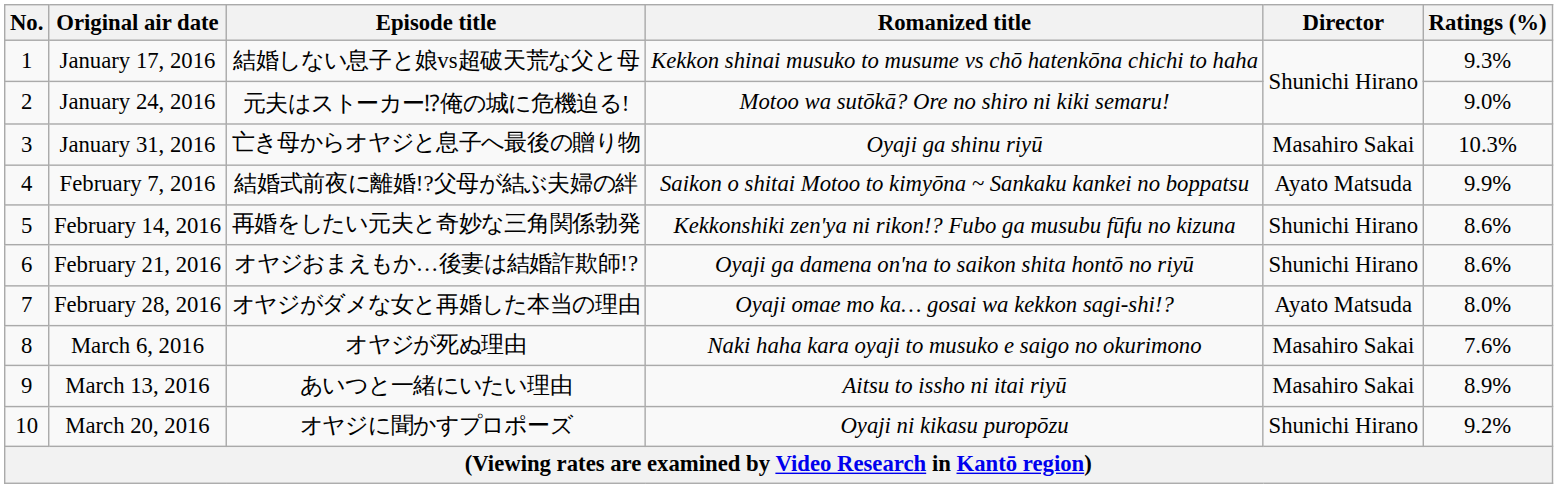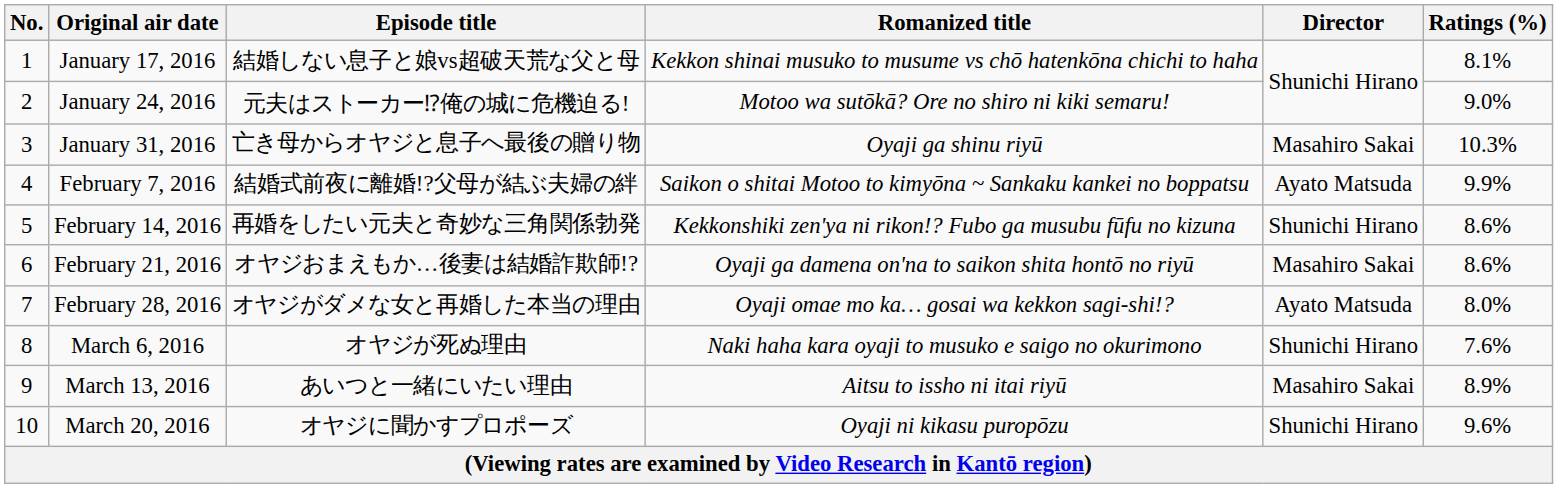(1488, 60) 9.3% -> (1488, 60) 8.1%
(1343, 264) Shunichi Hirano -> (1343, 264) Masahiro Sakai
(1343, 345) Masahiro Sakai -> (1343, 345) Shunichi Hirano
(1488, 426) 9.2% -> (1488, 426) 9.6%
